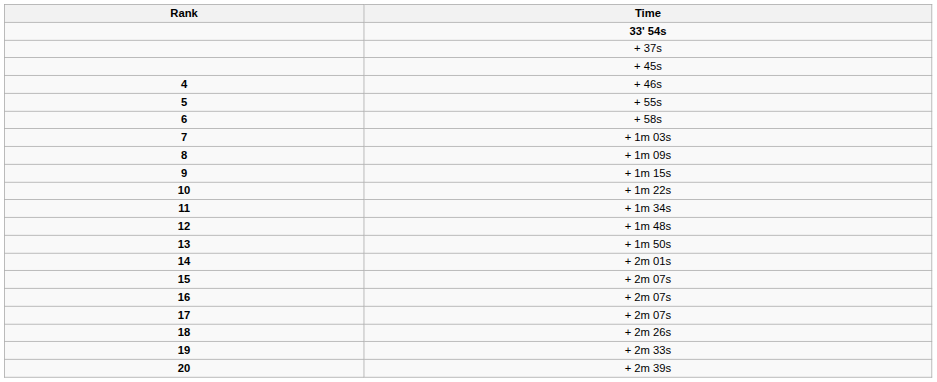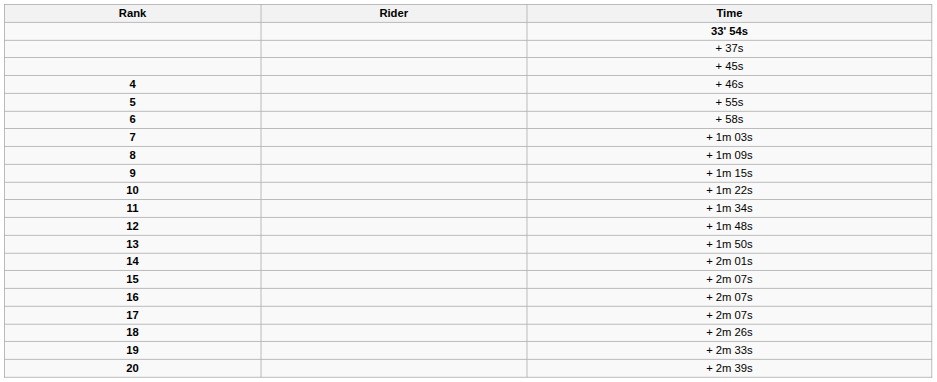+ column: (394, 14)
